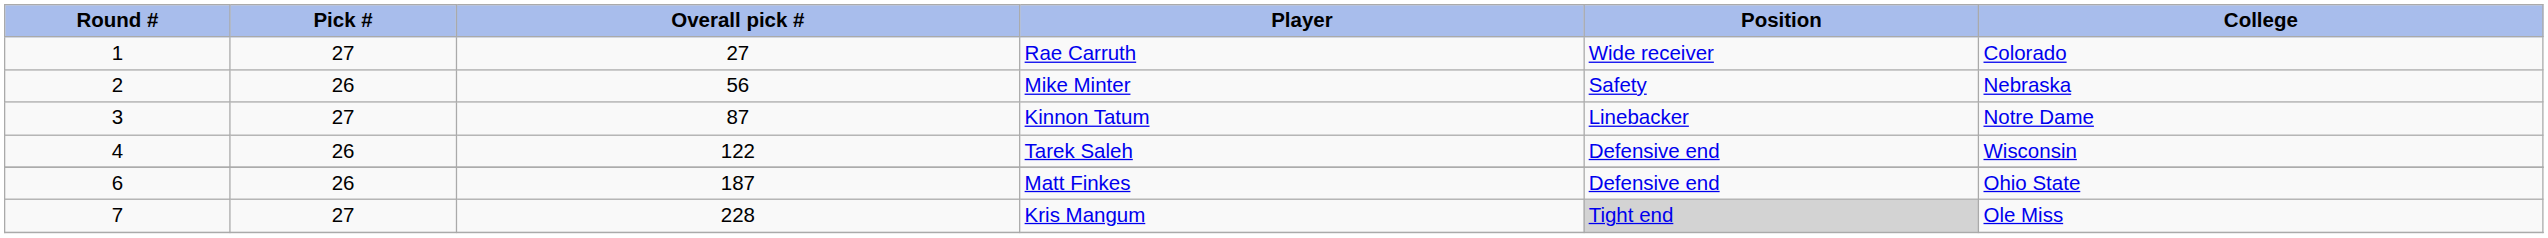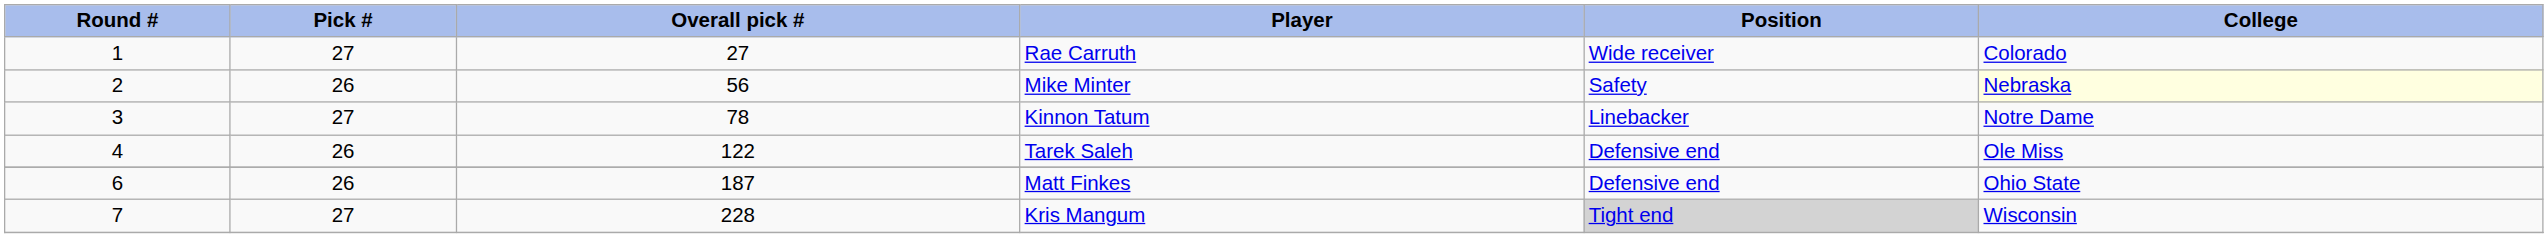(2027, 85) no background -> (2027, 85) lightyellow background
(738, 118) 87 -> (738, 118) 78
(2030, 150) Wisconsin -> (2023, 150) Ole Miss
(2023, 215) Ole Miss -> (2030, 215) Wisconsin
